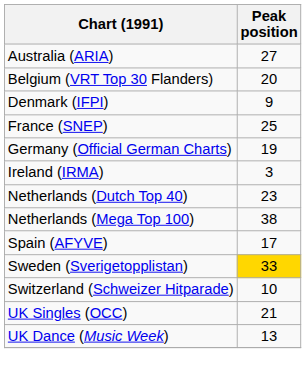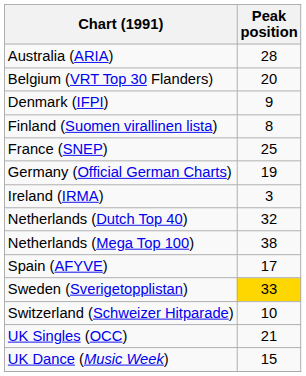(269, 56) 27 -> (269, 56) 28
+ row: (113, 126)
(269, 196) 23 -> (269, 219) 32
(269, 336) 13 -> (269, 359) 15
